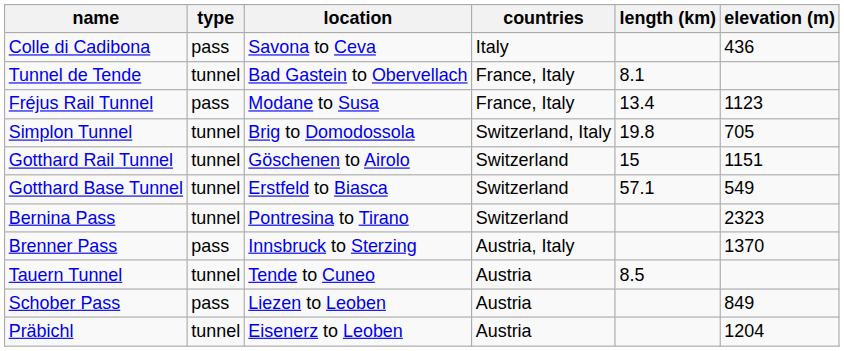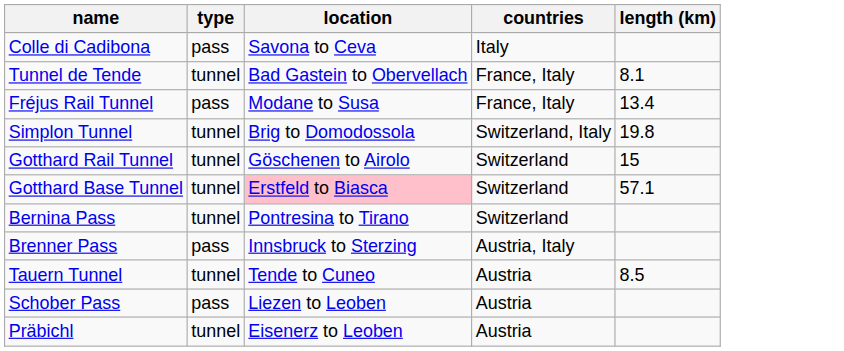- column: (780, 18)
(318, 189) no background -> (318, 189) pink background
